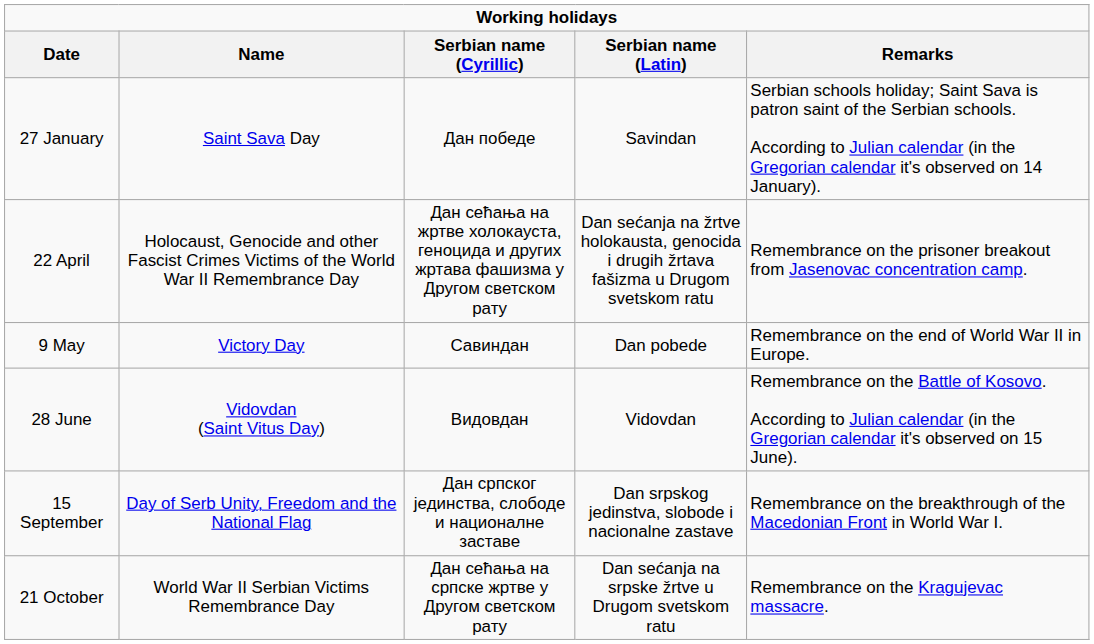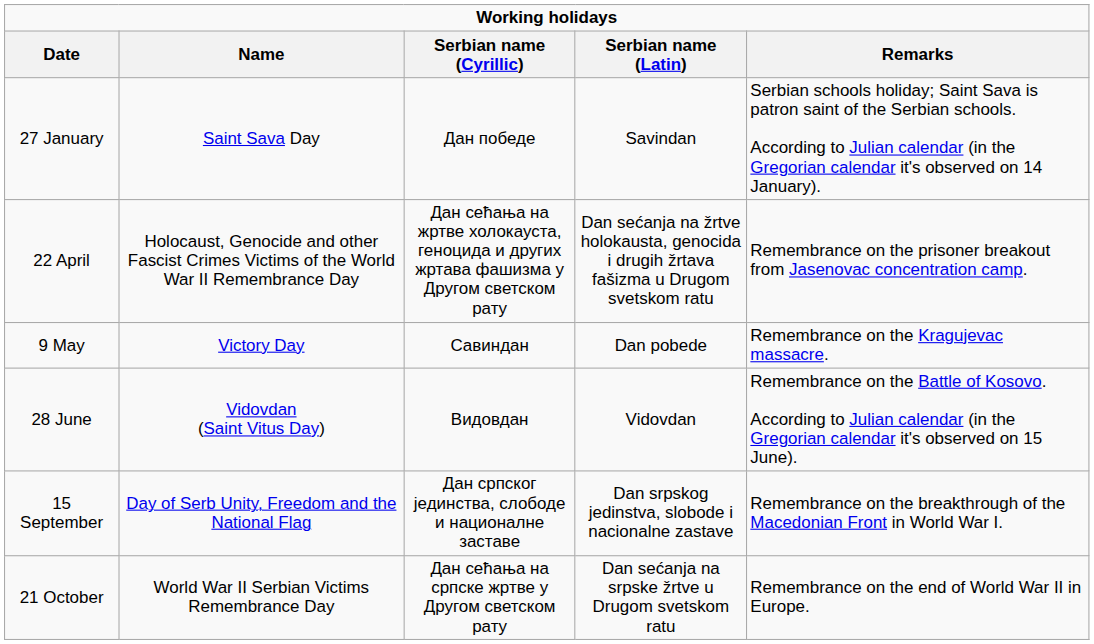(916, 344) Remembrance on the end of World War II in Europe. -> (877, 344) Remembrance on the Kragujevac massacre.
(877, 597) Remembrance on the Kragujevac massacre. -> (916, 597) Remembrance on the end of World War II in Europe.
